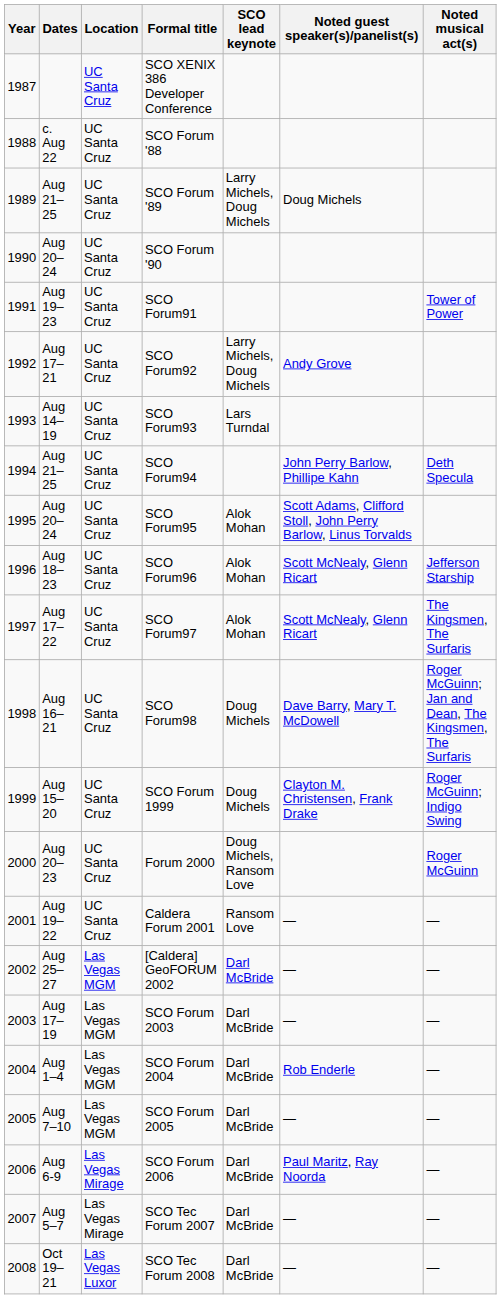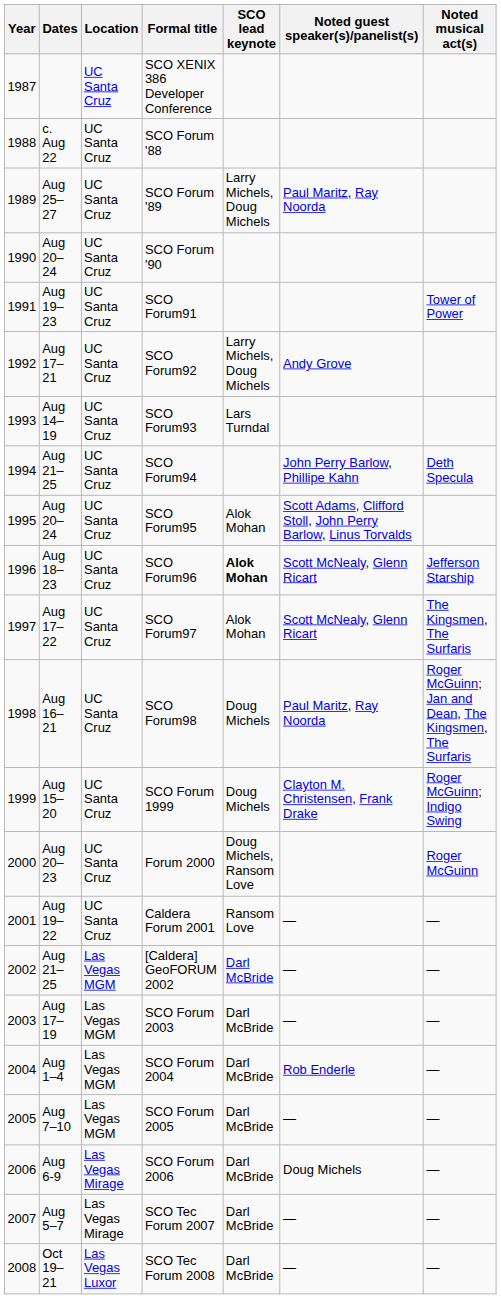(54, 200) Aug 21–25 -> (54, 200) Aug 25–27
(322, 200) Doug Michels -> (331, 200) Paul Maritz, Ray Noorda
(246, 570) normal -> (247, 570) bold
(340, 713) Dave Barry, Mary T. McDowell -> (331, 713) Paul Maritz, Ray Noorda
(54, 970) Aug 25–27 -> (54, 970) Aug 21–25
(331, 1169) Paul Maritz, Ray Noorda -> (322, 1169) Doug Michels
